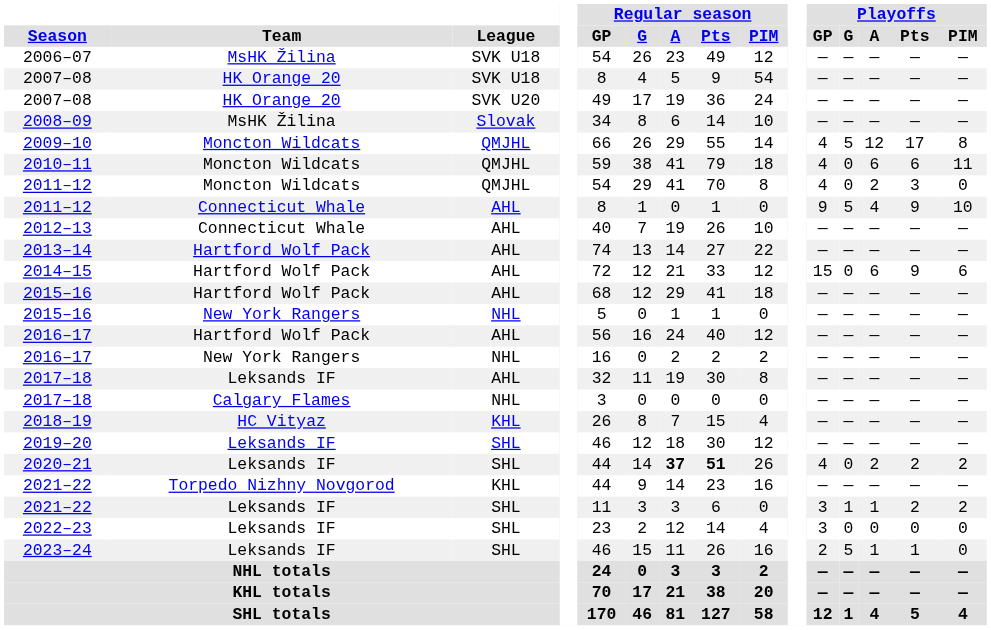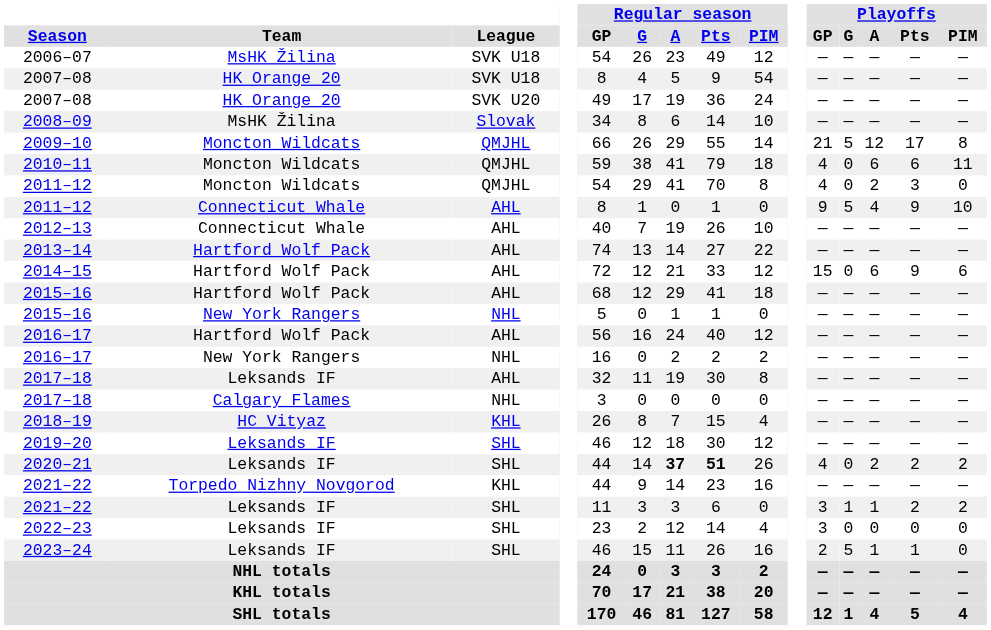(823, 143) 4 -> (823, 143) 21
